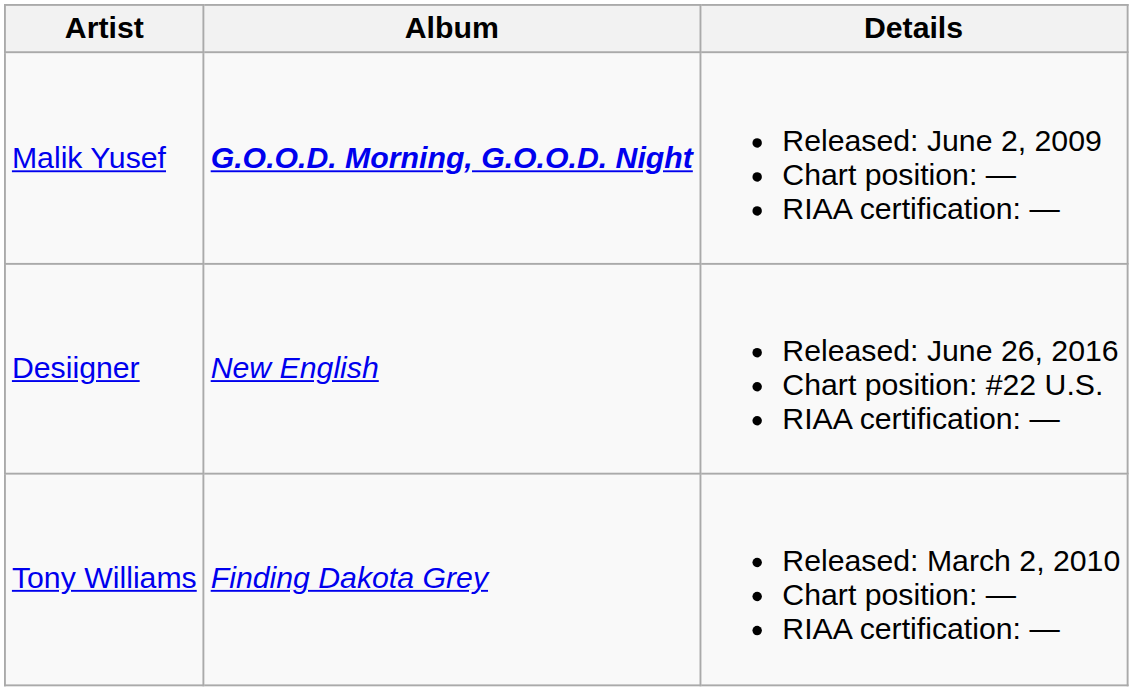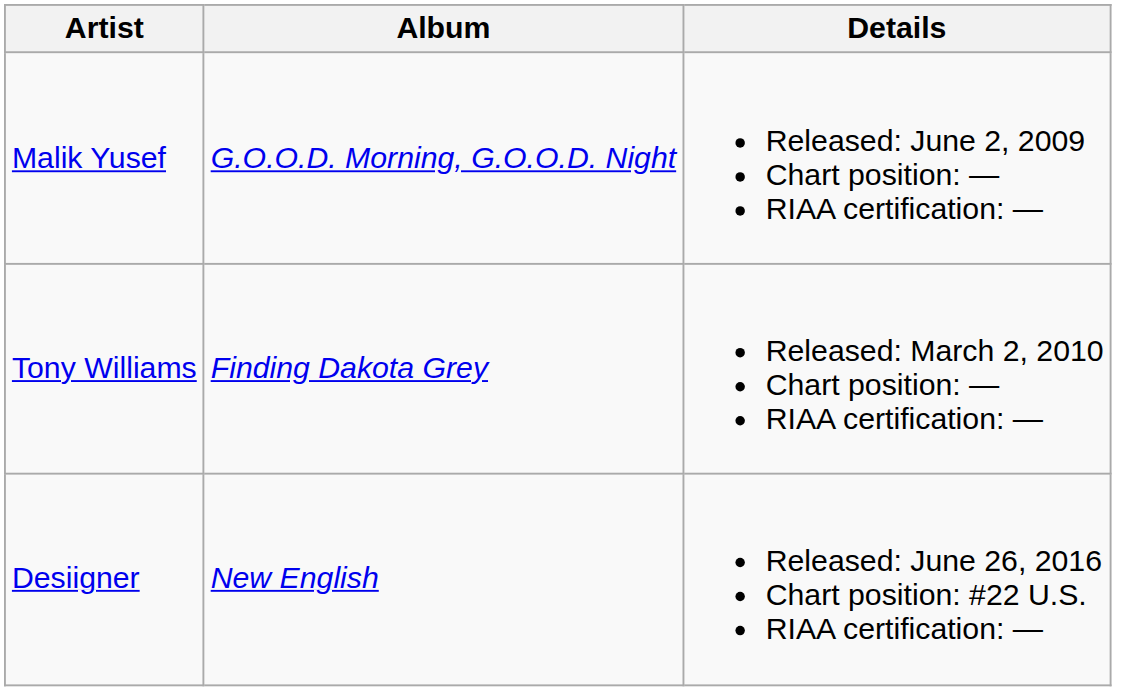(452, 157) bold -> (443, 157) normal
rows swapped: (104, 578) <-> (76, 368)
